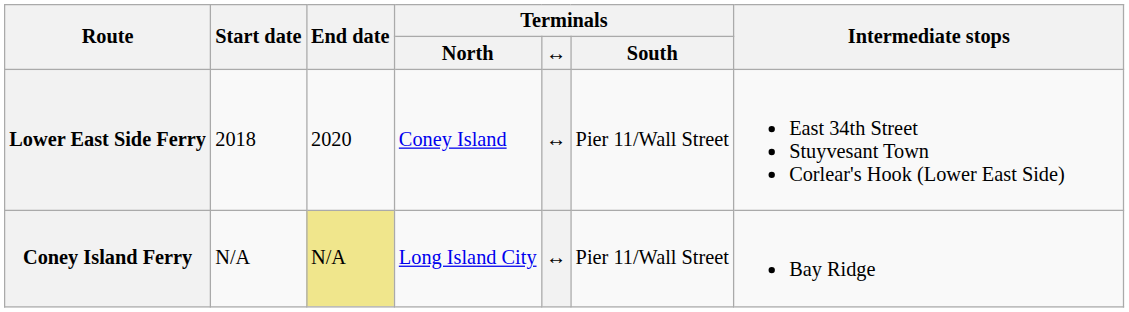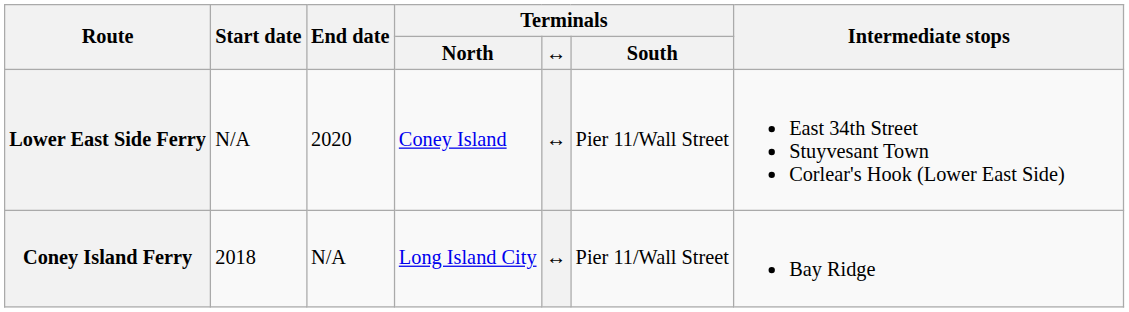(236, 139) 2018 -> (233, 139) N/A
(233, 258) N/A -> (236, 258) 2018
(328, 258) khaki background -> (328, 258) no background
